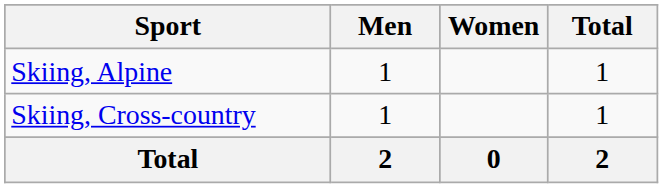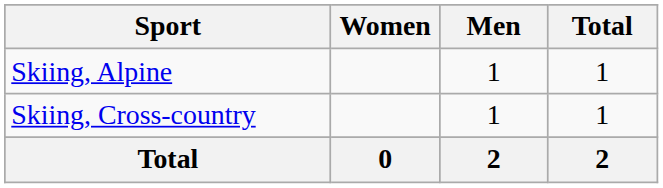columns swapped: (385, 26) <-> (494, 26)
